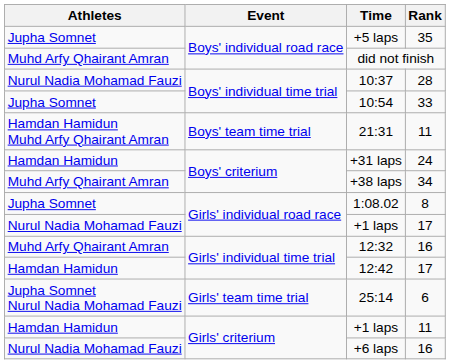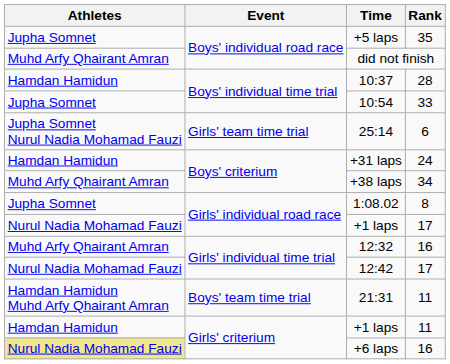(95, 81) Nurul Nadia Mohamad Fauzi -> (63, 81) Hamdan Hamidun
rows swapped: (376, 131) <-> (376, 298)
(63, 269) Hamdan Hamidun -> (95, 269) Nurul Nadia Mohamad Fauzi
(95, 349) no background -> (95, 349) khaki background
